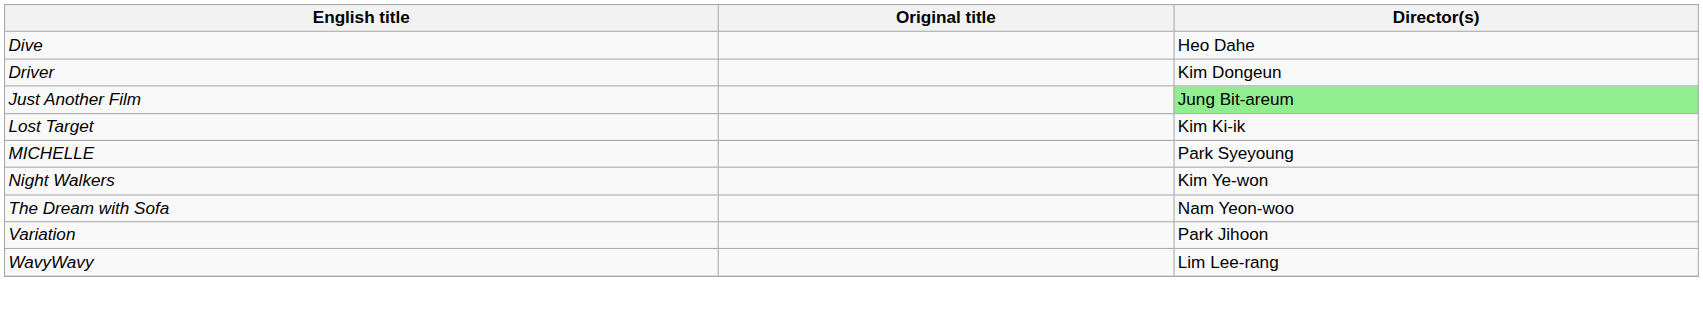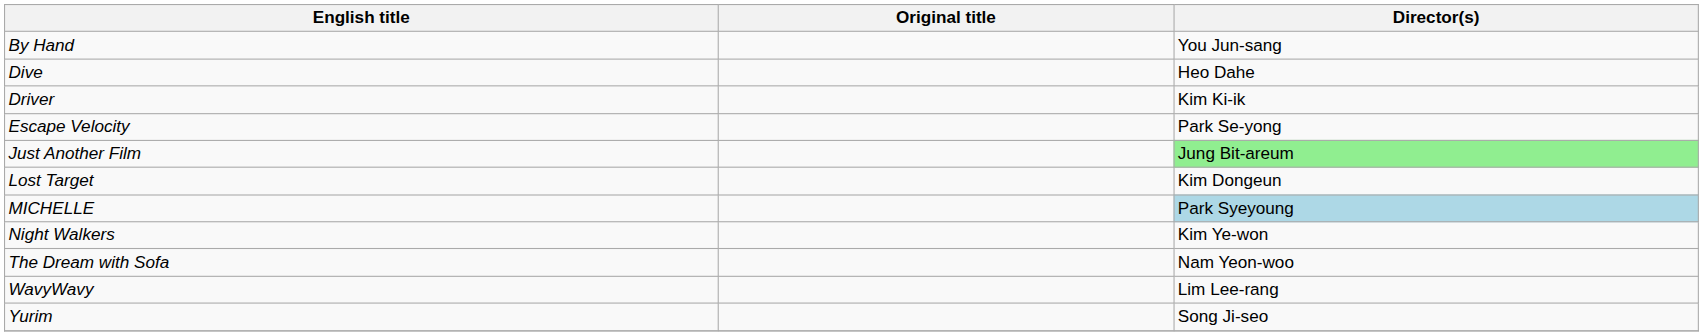+ row: (41, 45)
(1230, 72) Kim Dongeun -> (1212, 99) Kim Ki-ik
+ row: (69, 126)
(1212, 126) Kim Ki-ik -> (1230, 180) Kim Dongeun
(1236, 153) no background -> (1236, 208) lightblue background
- row: (42, 235)
+ row: (31, 316)
